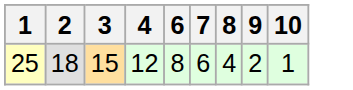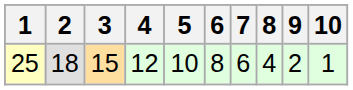+ column: (184, 24)
